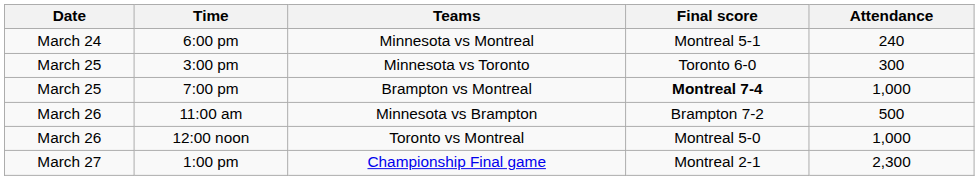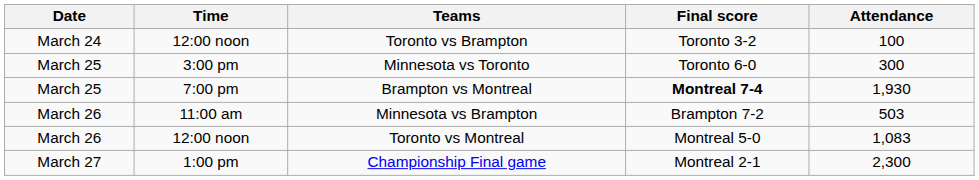+ row: (457, 41)
- row: (457, 41)
(891, 89) 1,000 -> (891, 89) 1,930
(891, 114) 500 -> (891, 114) 503
(891, 138) 1,000 -> (891, 138) 1,083
